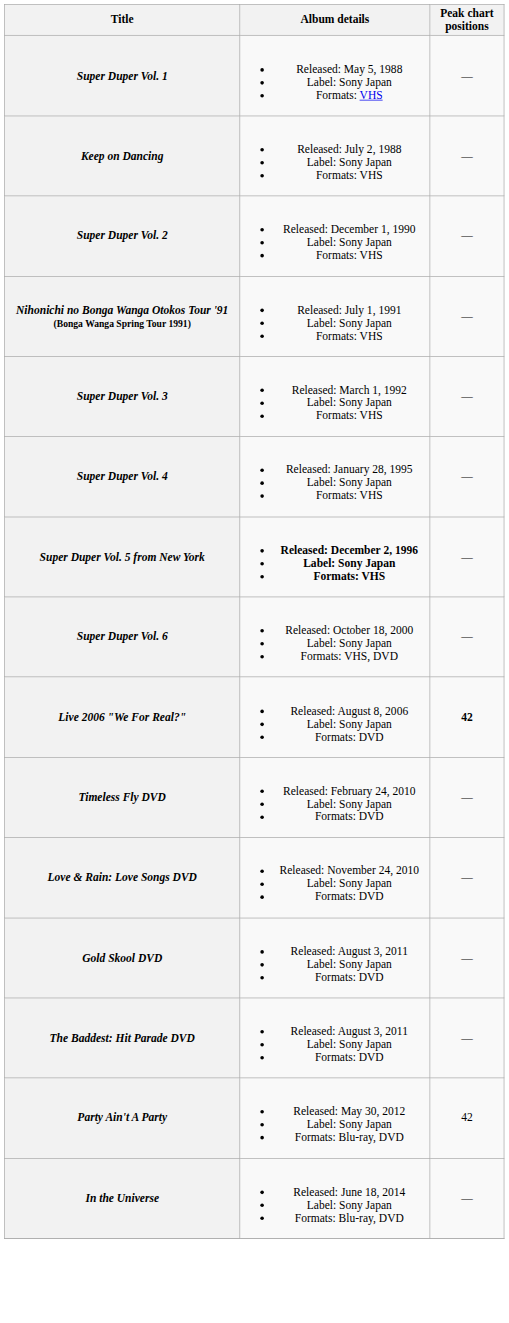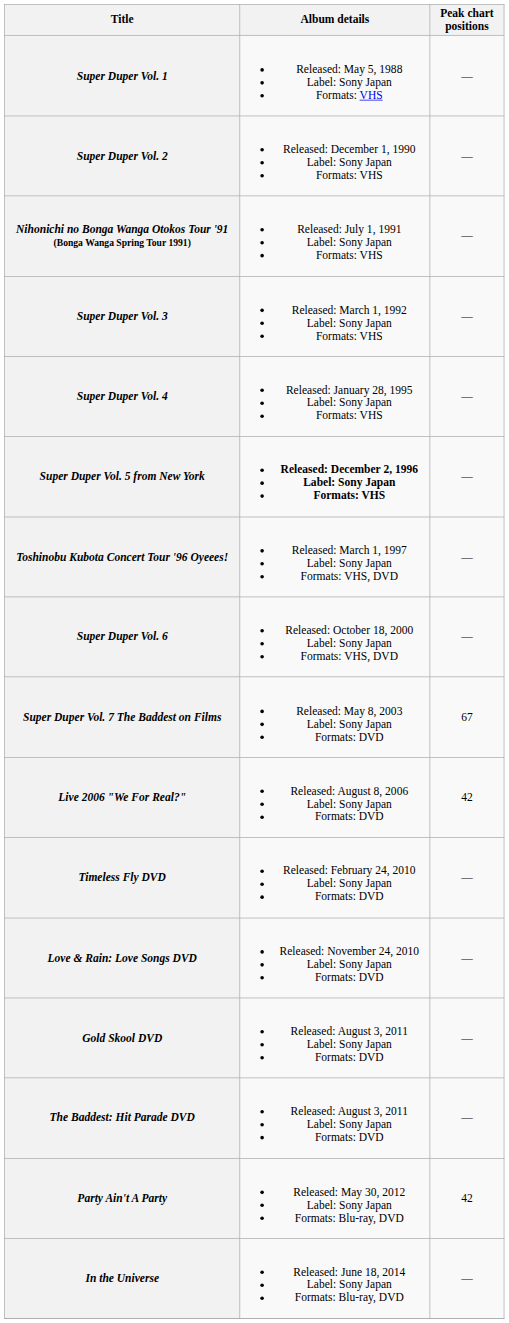- row: (122, 156)
+ row: (122, 556)
+ row: (122, 717)
(467, 717) bold -> (467, 797) normal
